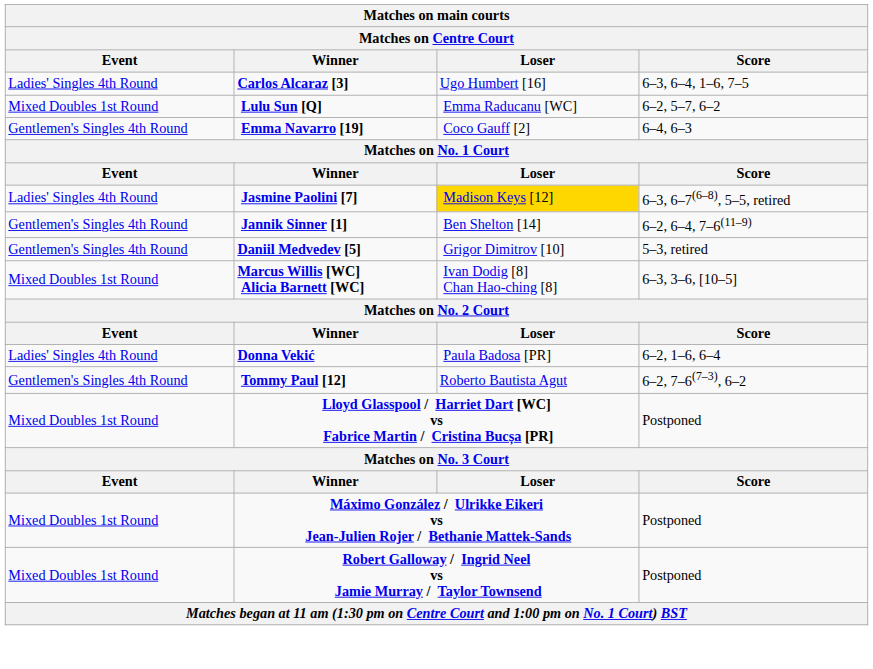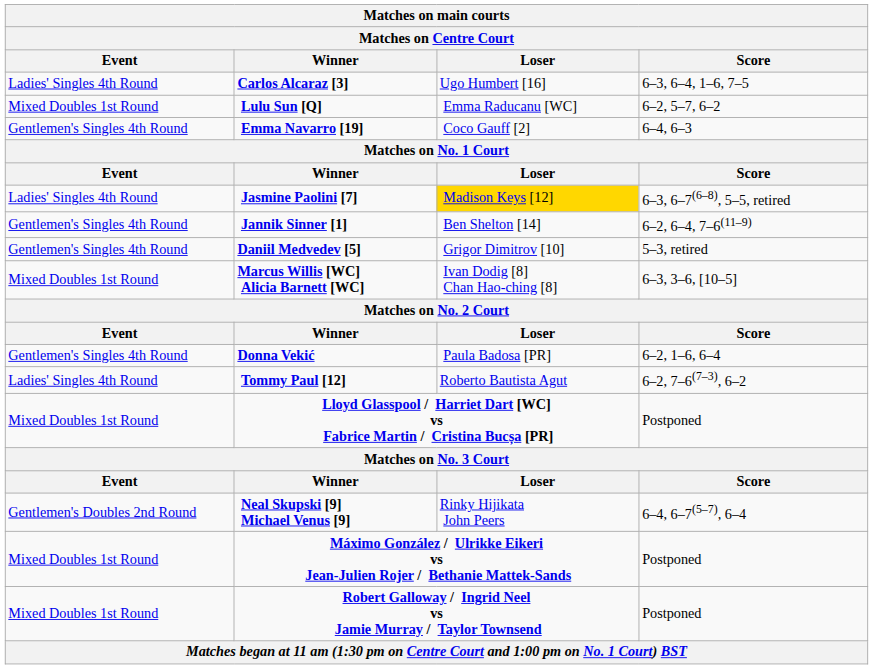(83, 355) Ladies' Singles 4th Round -> (98, 355) Gentlemen's Singles 4th Round
(98, 380) Gentlemen's Singles 4th Round -> (83, 380) Ladies' Singles 4th Round
+ row: (294, 512)
